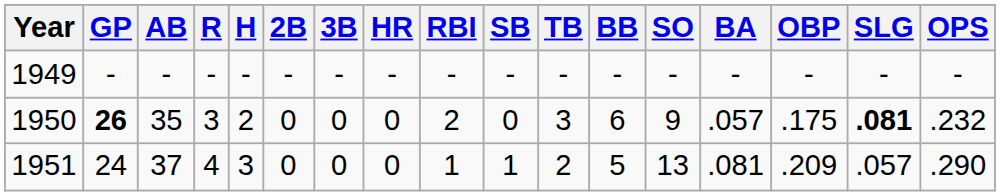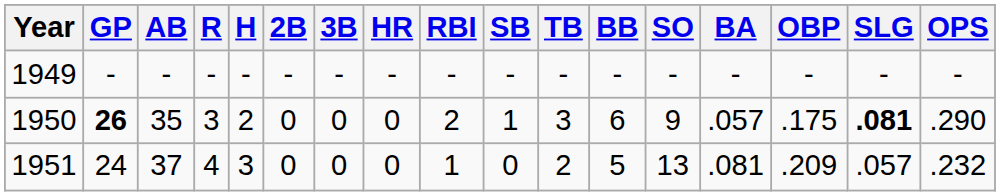(510, 119) 0 -> (510, 119) 1
(958, 119) .232 -> (958, 119) .290
(510, 166) 1 -> (510, 166) 0
(958, 166) .290 -> (958, 166) .232
